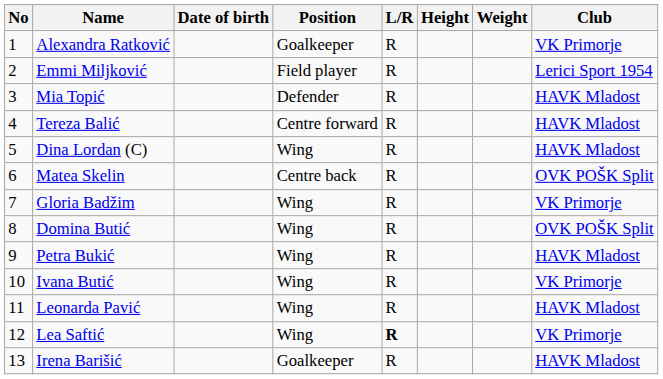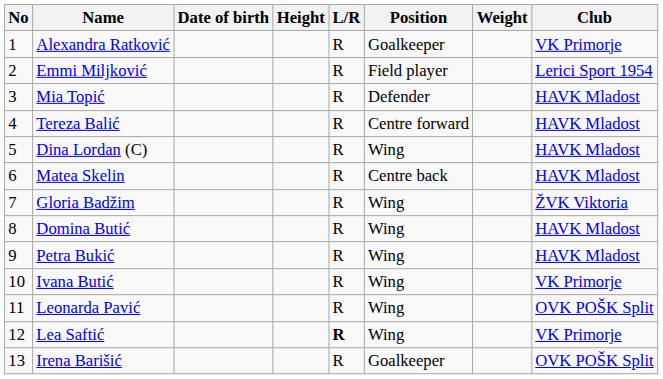columns swapped: (327, 17) <-> (445, 17)
(594, 176) OVK POŠK Split -> (588, 176) HAVK Mladost
(578, 202) VK Primorje -> (582, 202) ŽVK Viktoria
(594, 228) OVK POŠK Split -> (588, 228) HAVK Mladost
(588, 307) HAVK Mladost -> (594, 307) OVK POŠK Split
(588, 360) HAVK Mladost -> (594, 360) OVK POŠK Split
